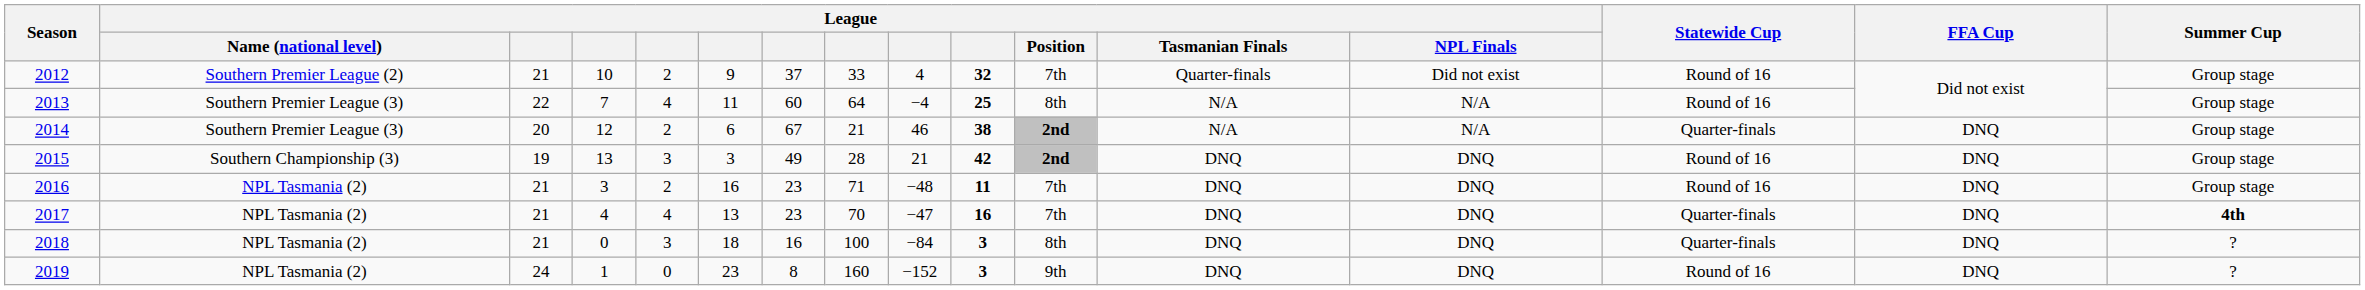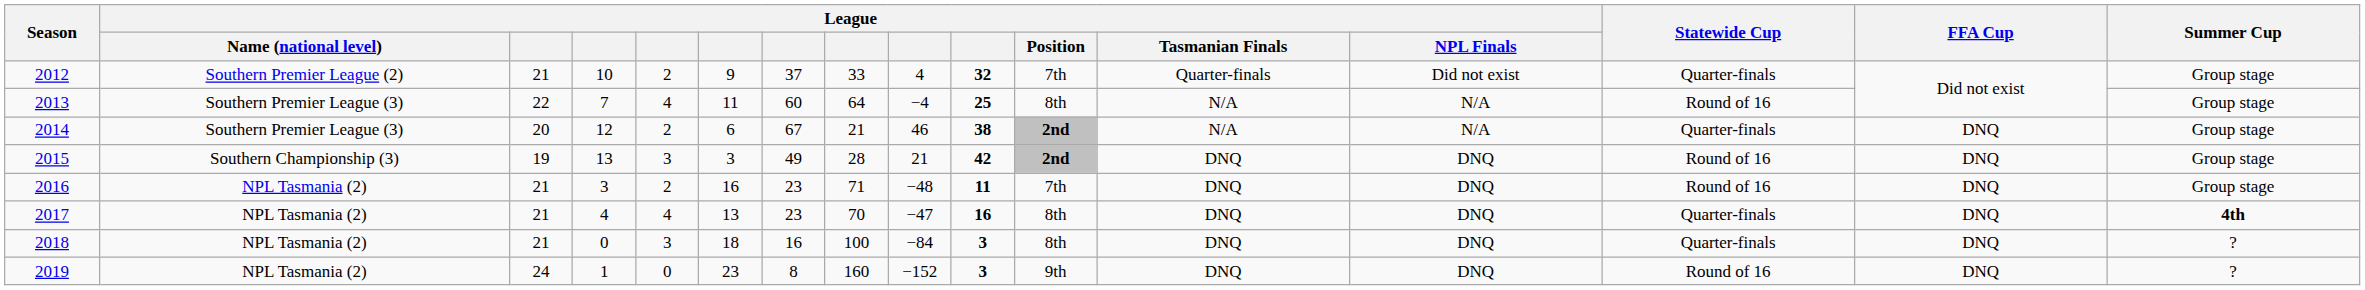(1728, 74) Round of 16 -> (1728, 74) Quarter-finals
(1056, 214) 7th -> (1056, 214) 8th
